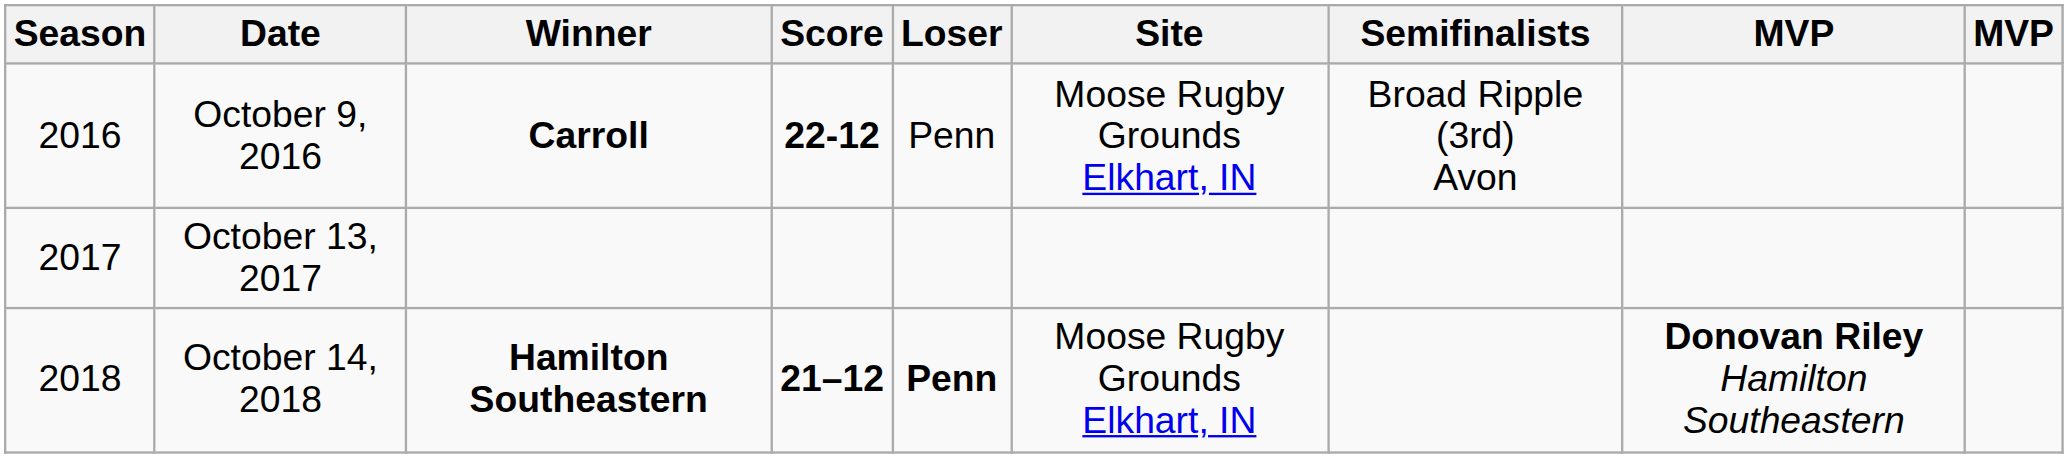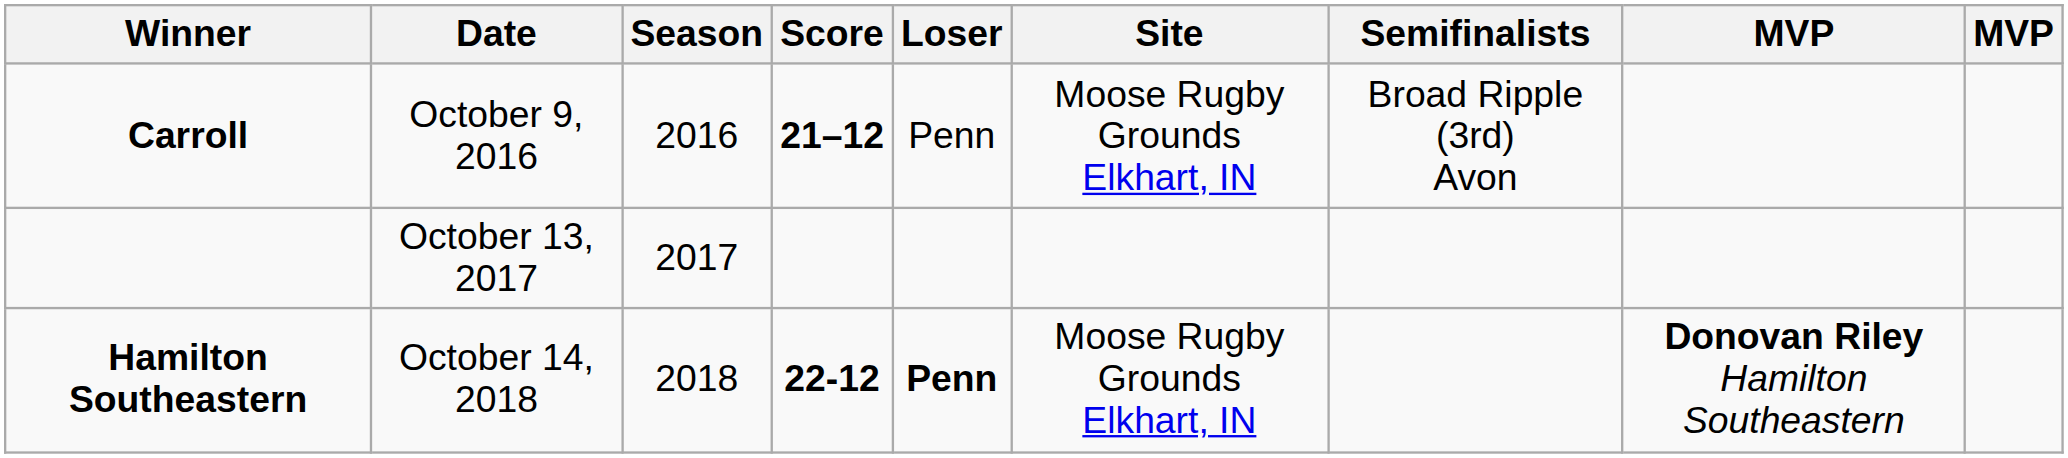columns swapped: (80, 34) <-> (589, 34)
(832, 135) 22-12 -> (832, 135) 21–12
(832, 379) 21–12 -> (832, 379) 22-12
